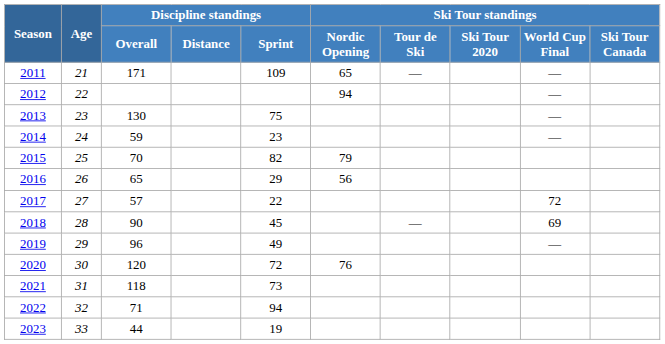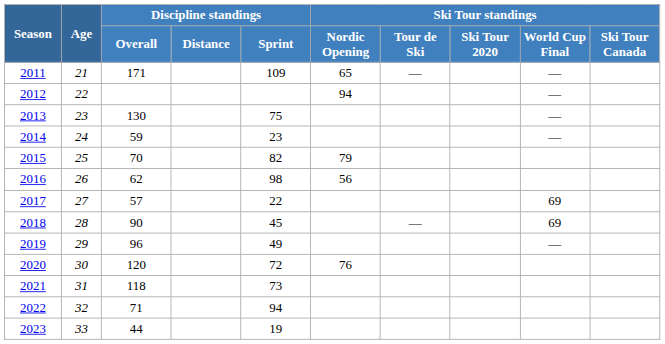(136, 179) 65 -> (136, 179) 62
(276, 179) 29 -> (276, 179) 98
(555, 201) 72 -> (555, 201) 69
